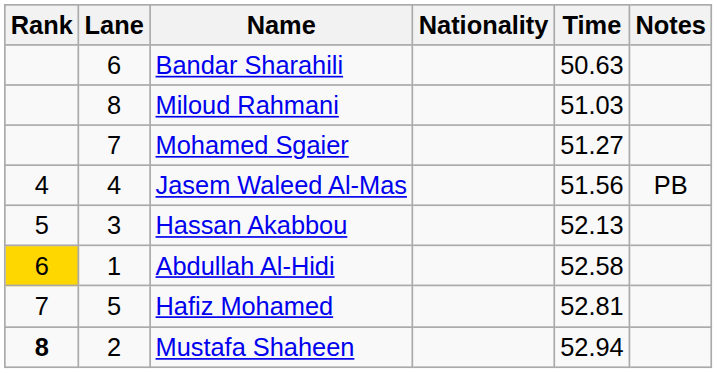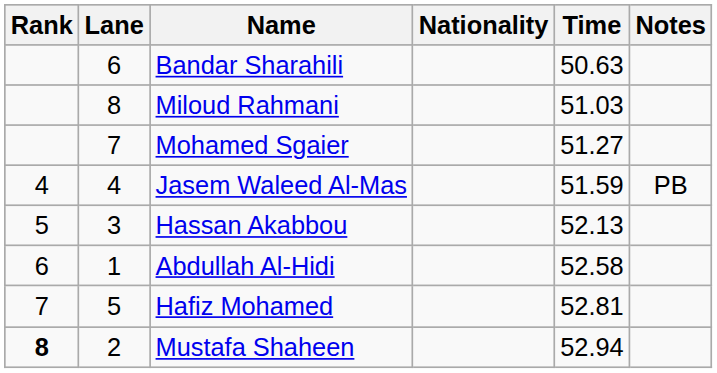(592, 186) 51.56 -> (592, 186) 51.59
(42, 266) gold background -> (42, 266) no background
